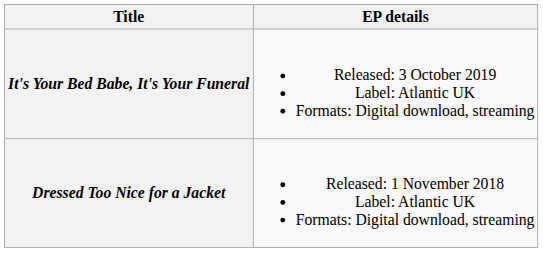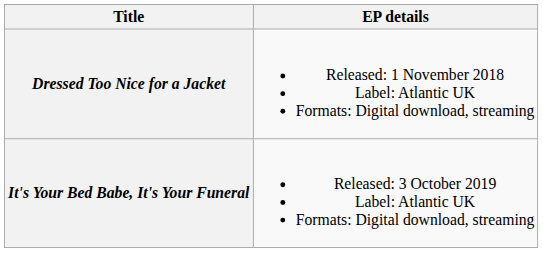rows swapped: (129, 193) <-> (129, 83)
